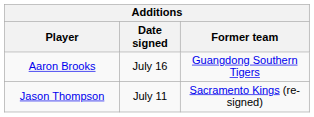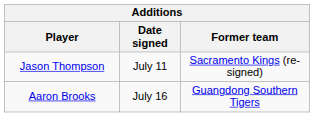rows swapped: (62, 96) <-> (62, 66)
